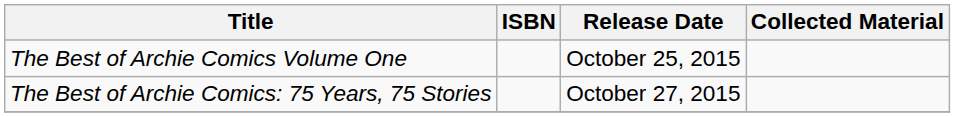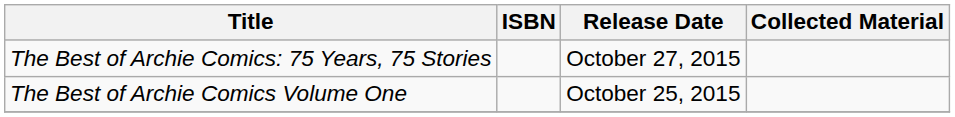rows swapped: (251, 93) <-> (208, 58)
